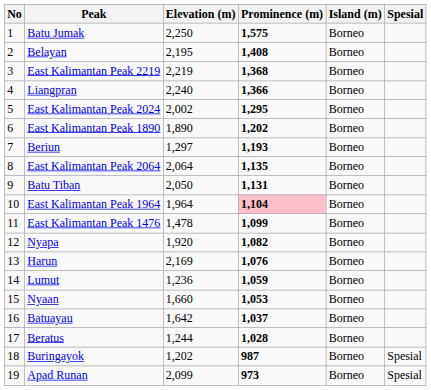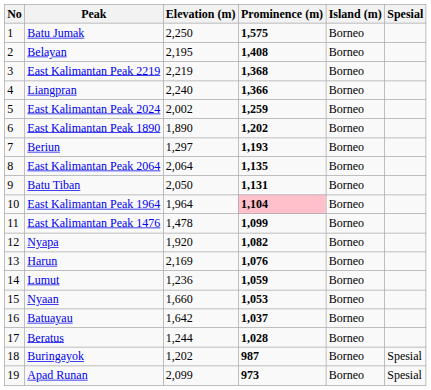(255, 109) 1,295 -> (255, 109) 1,259
